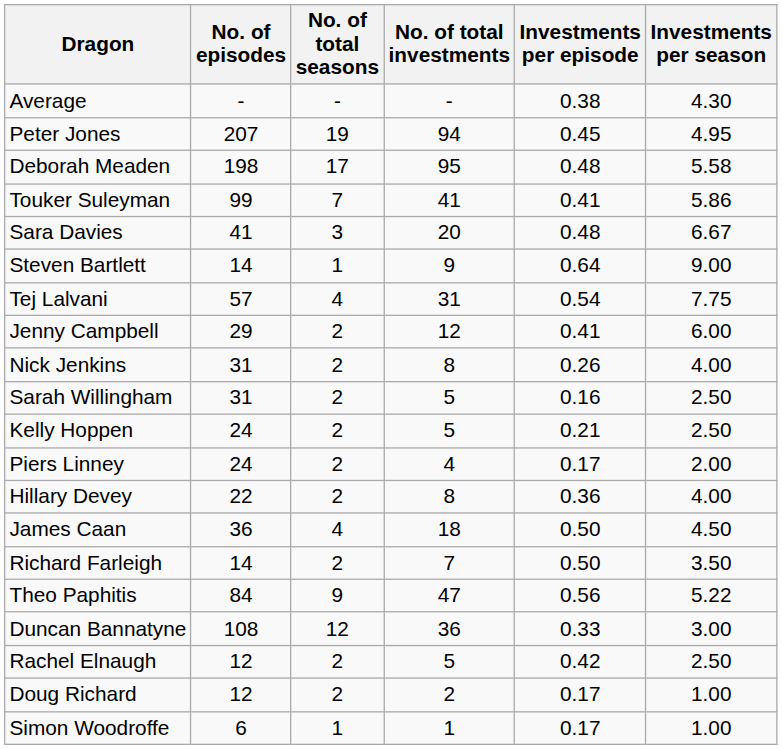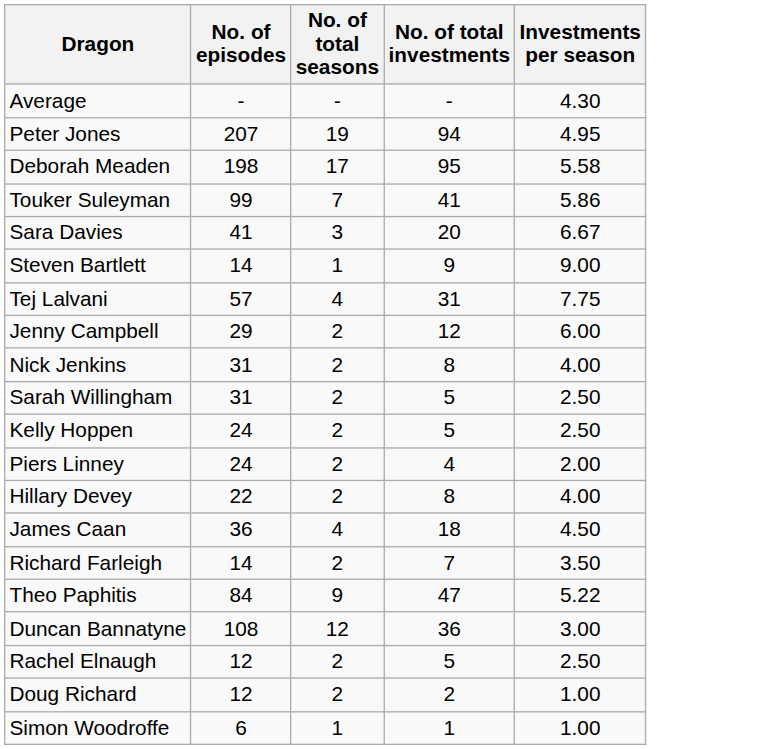- column: (580, 44)
